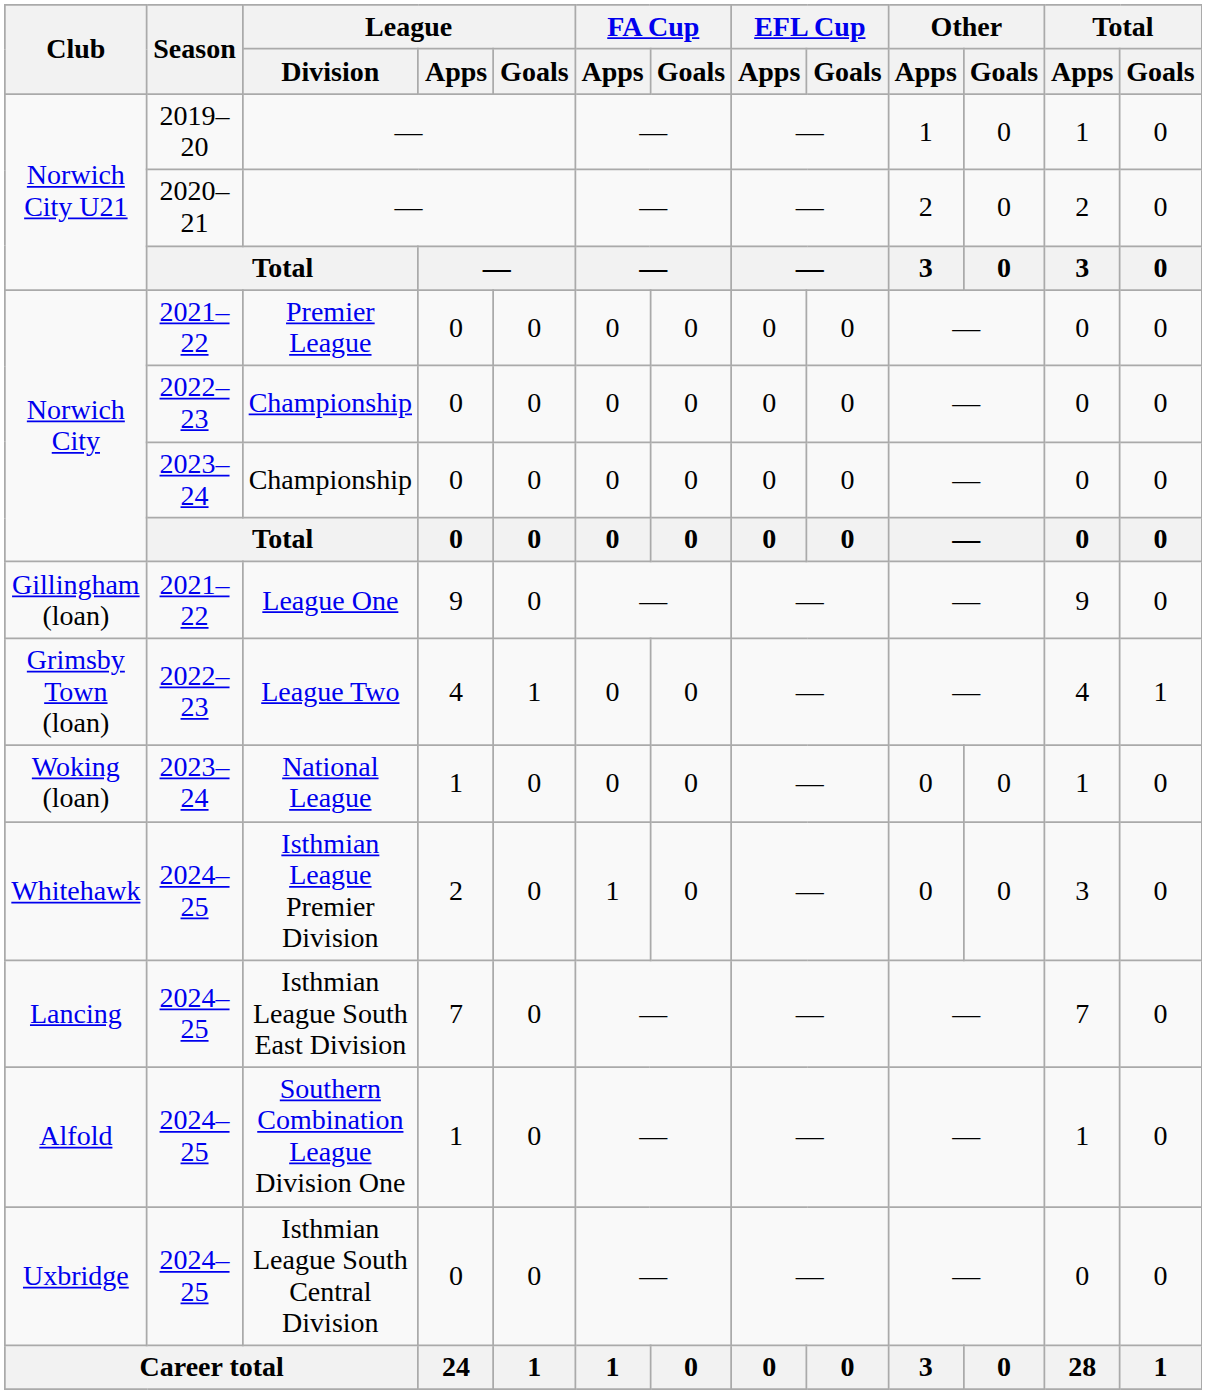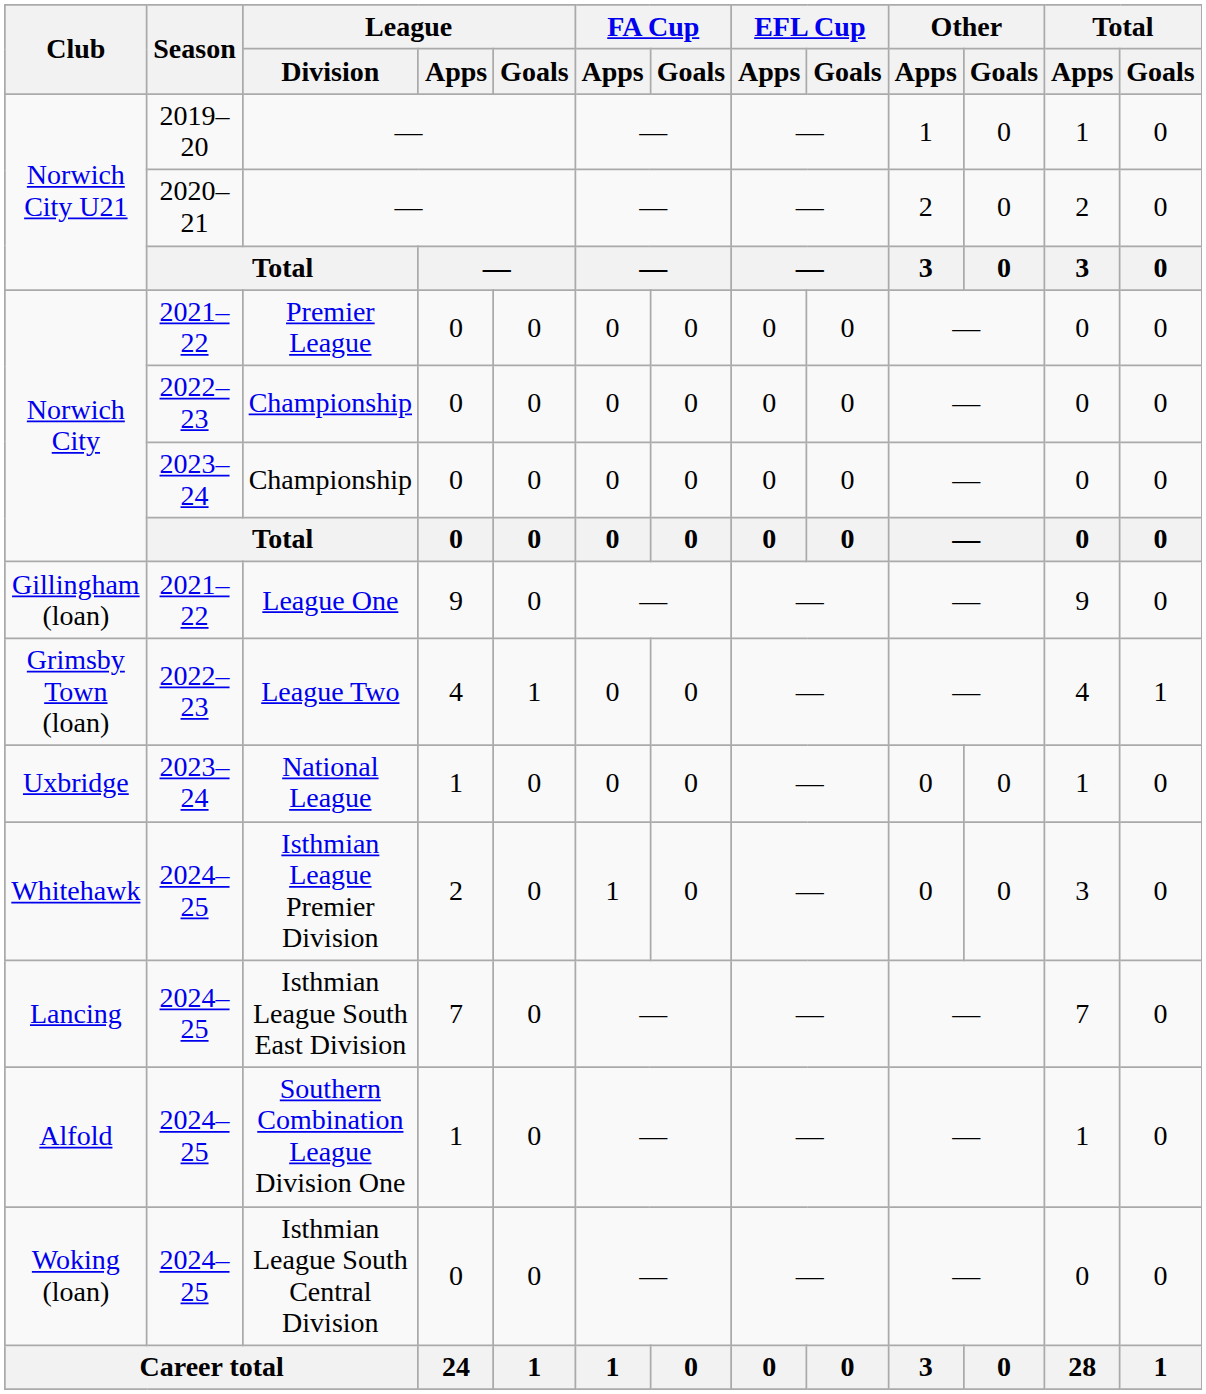(76, 782) Woking (loan) -> (76, 782) Uxbridge
(76, 1275) Uxbridge -> (76, 1275) Woking (loan)
